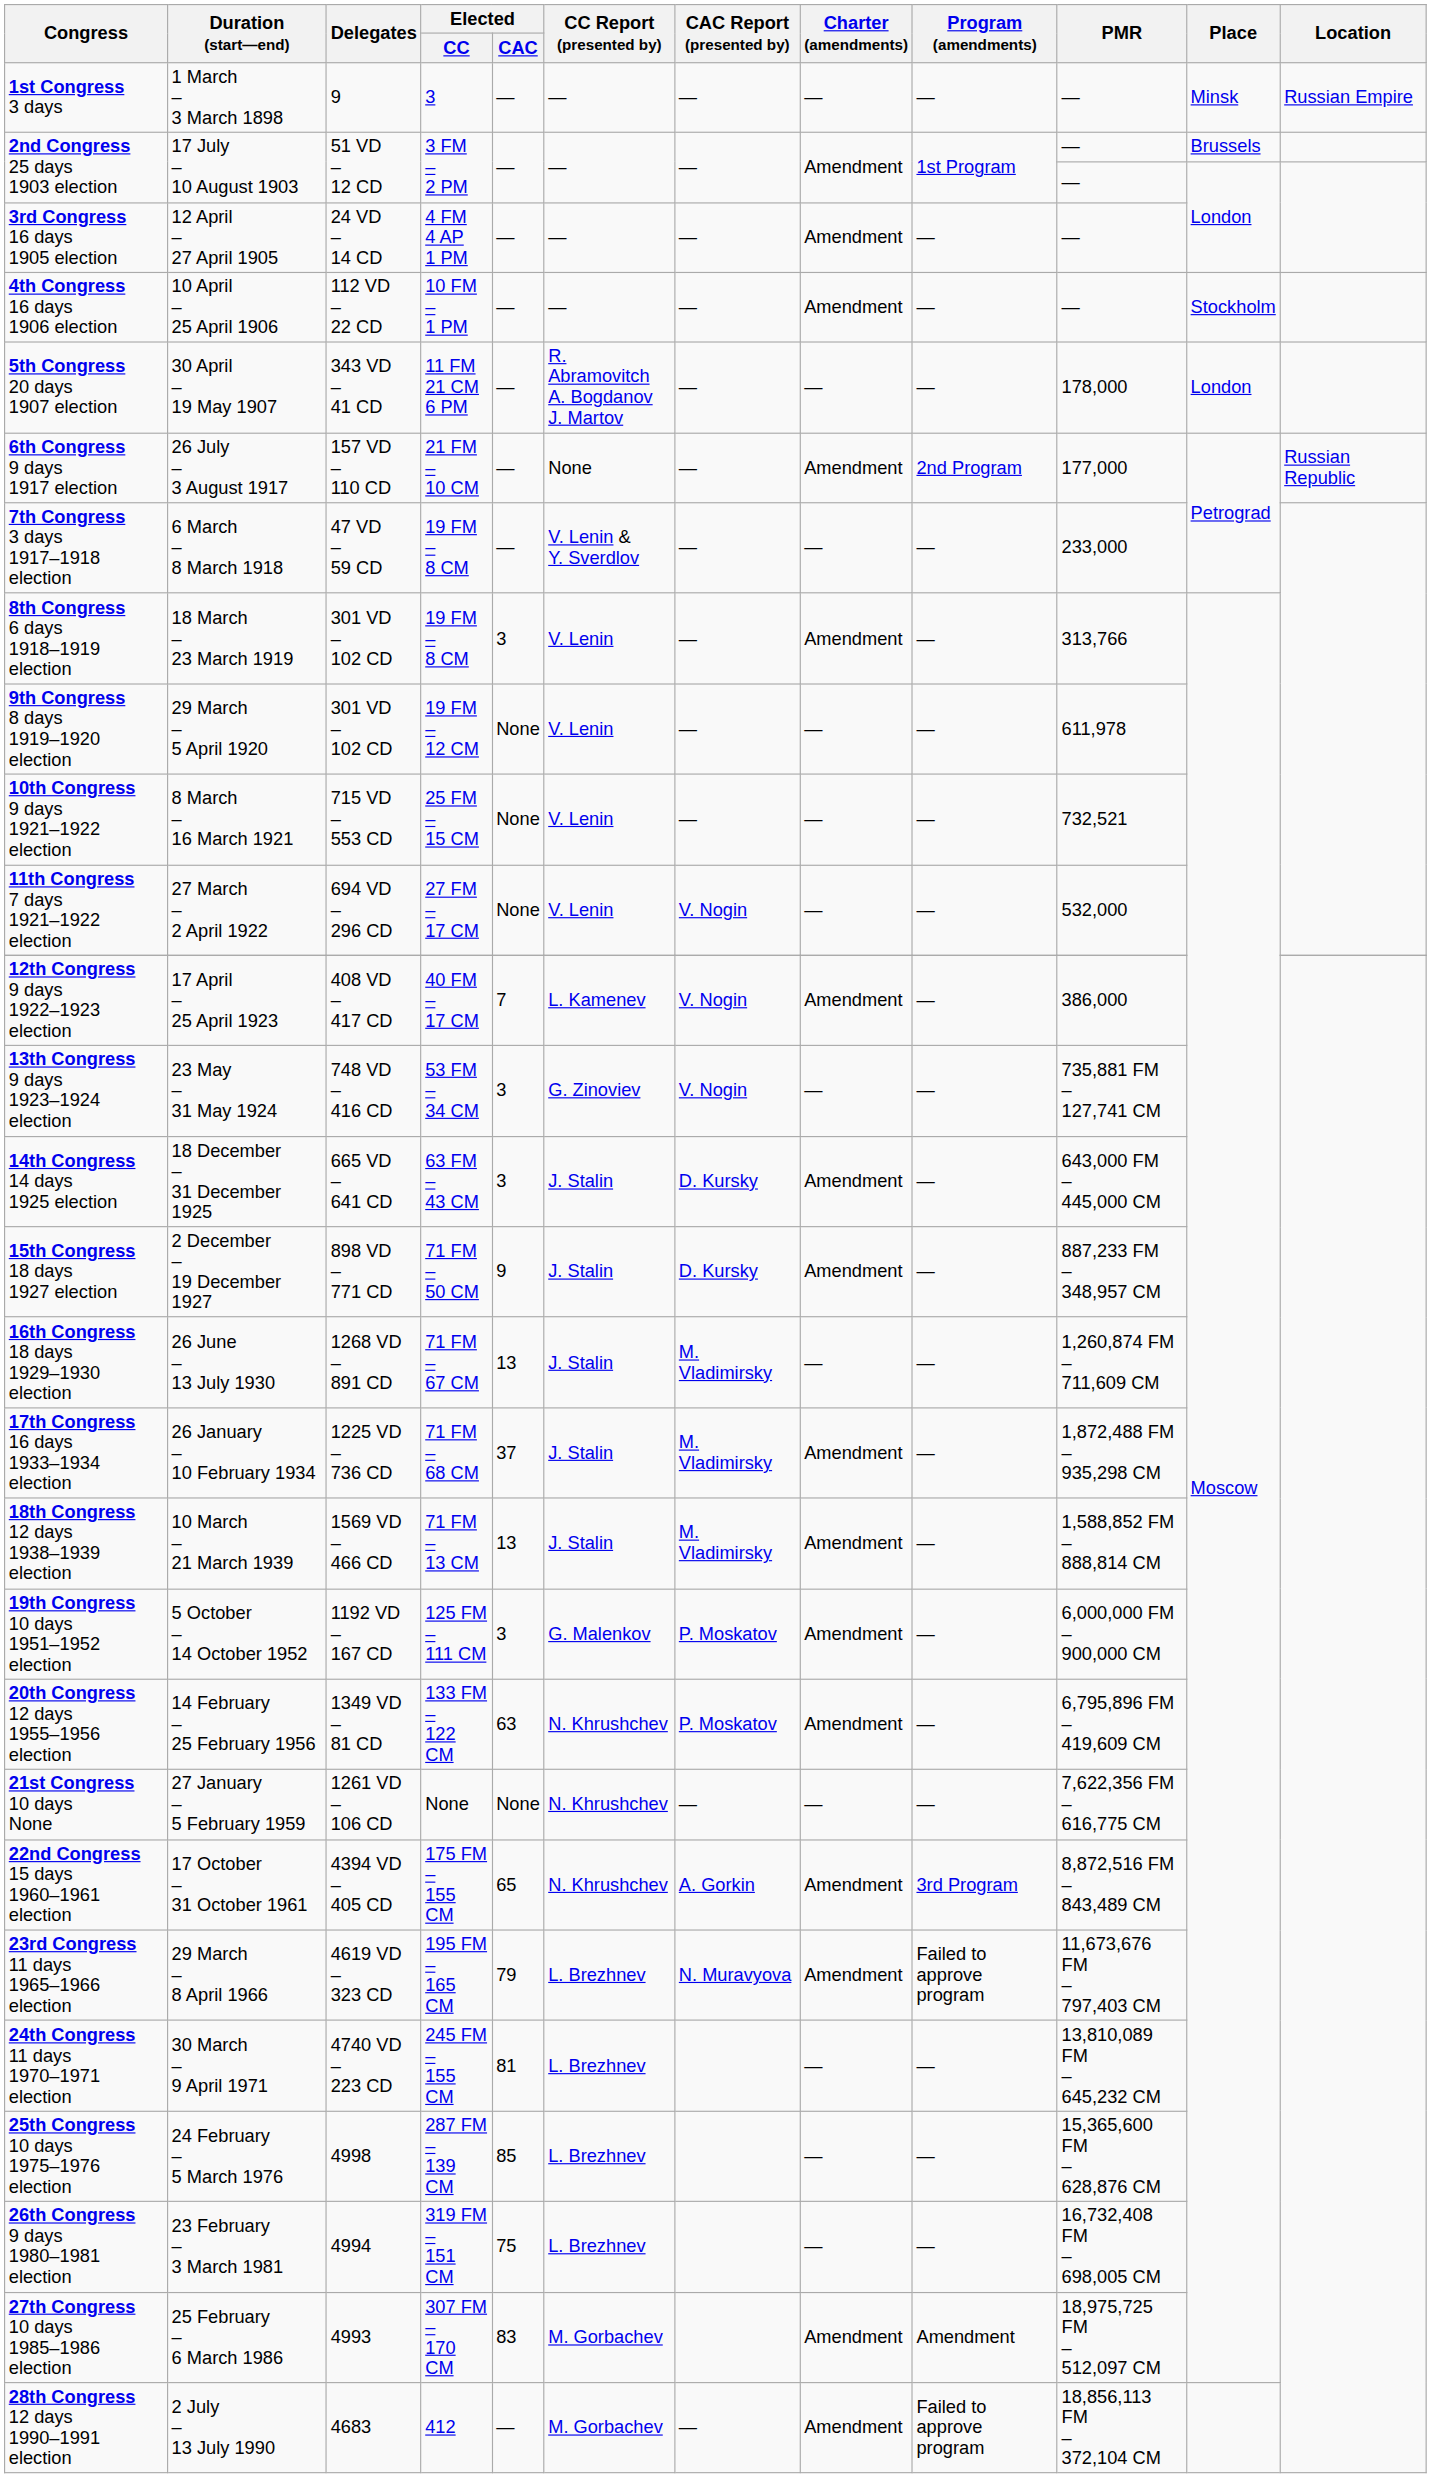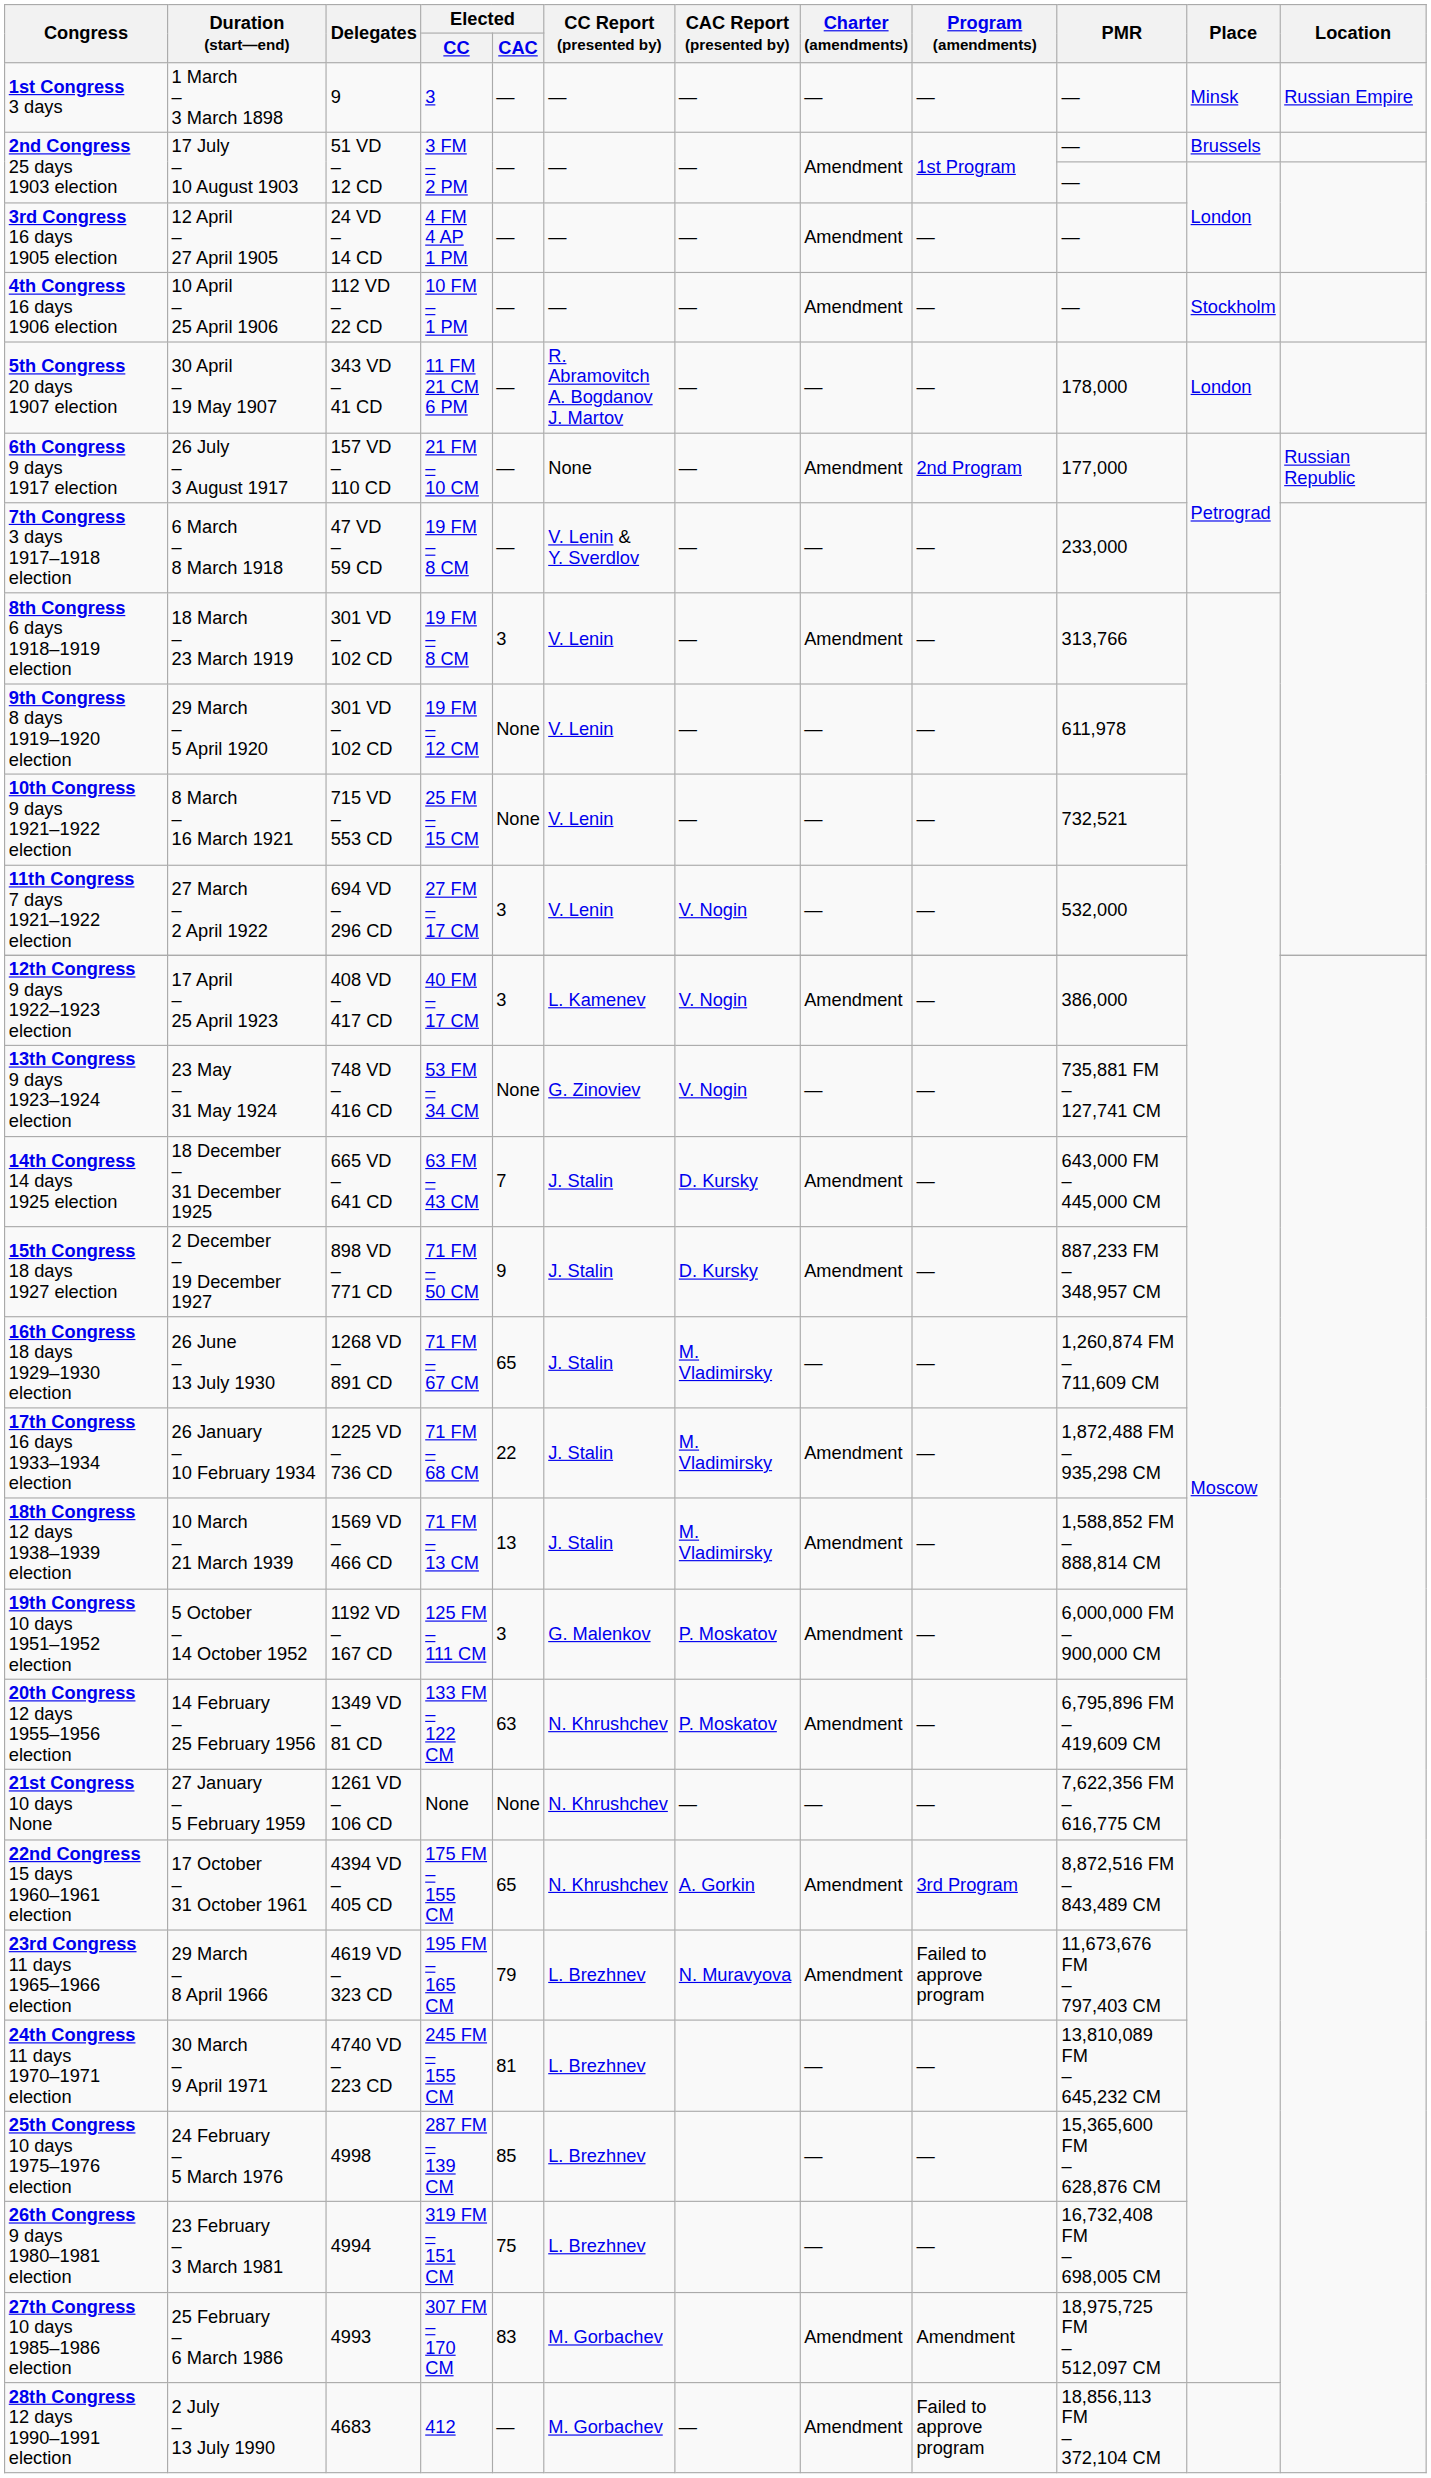(518, 909) None -> (501, 909) 3
(501, 1000) 7 -> (501, 1000) 3
(501, 1090) 3 -> (518, 1090) None
(501, 1181) 3 -> (501, 1181) 7
(506, 1362) 13 -> (506, 1362) 65
(506, 1452) 37 -> (506, 1452) 22
